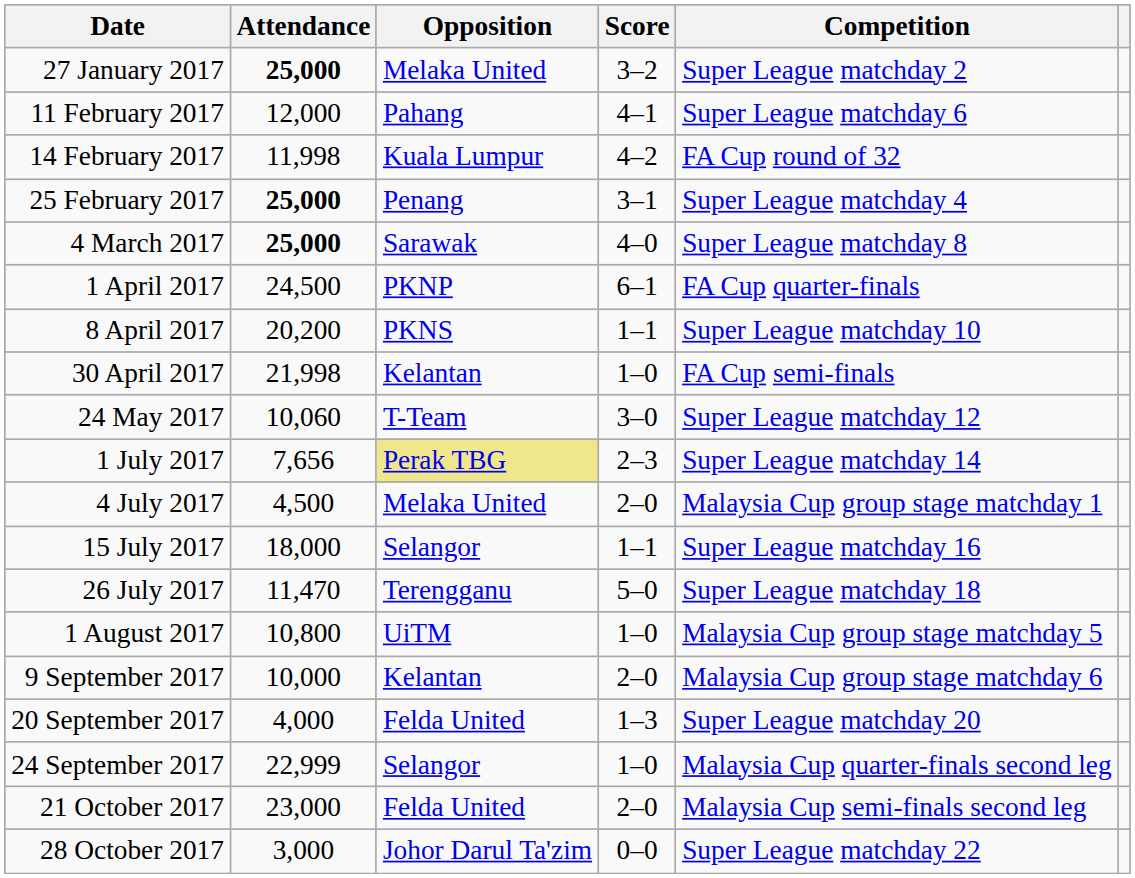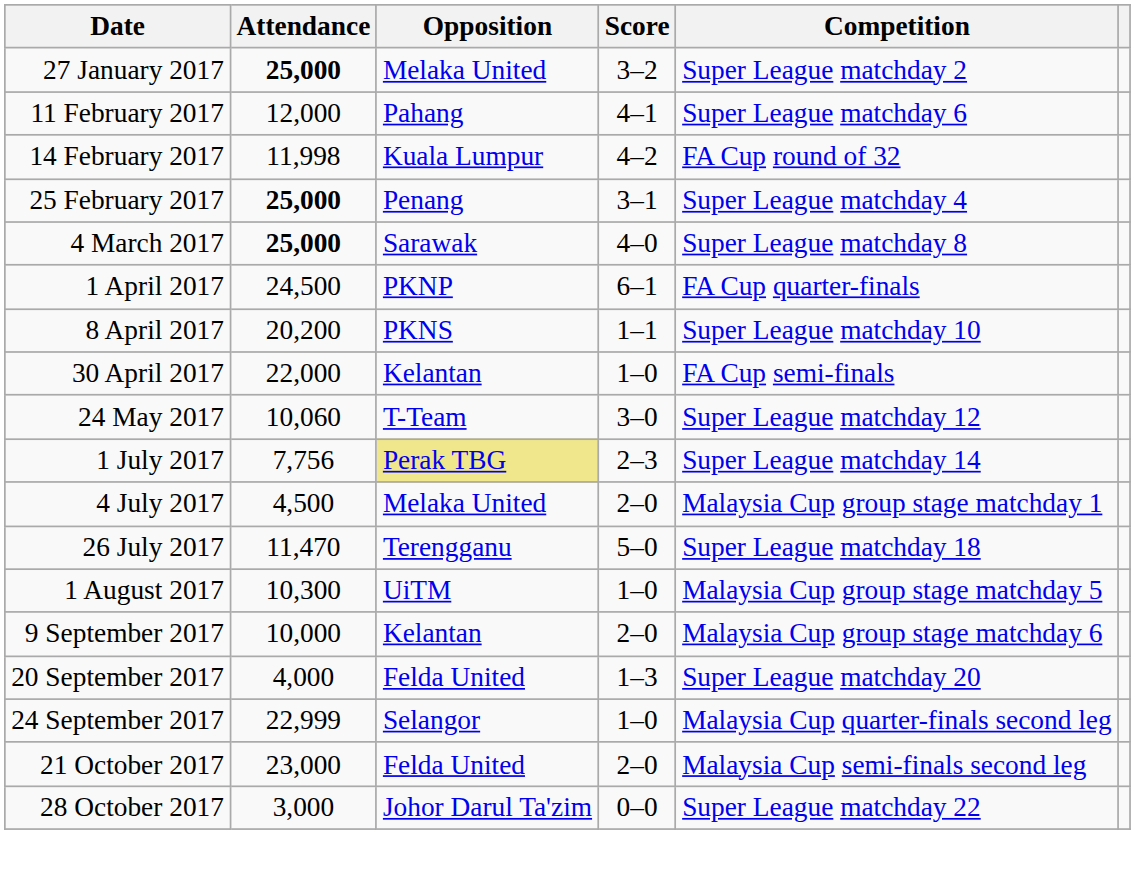(303, 373) 21,998 -> (303, 373) 22,000
(303, 460) 7,656 -> (303, 460) 7,756
- row: (153, 546)
(303, 633) 10,800 -> (303, 590) 10,300
